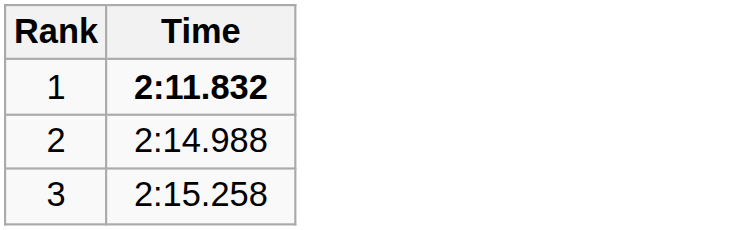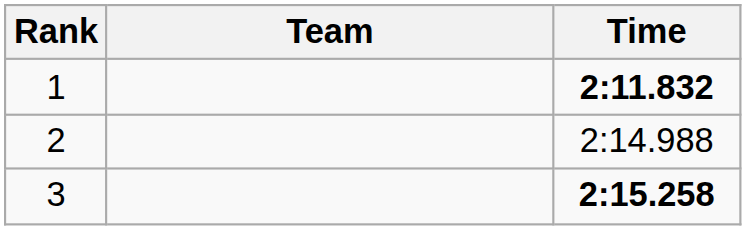+ column: (330, 31)
(201, 195) normal -> (647, 195) bold
